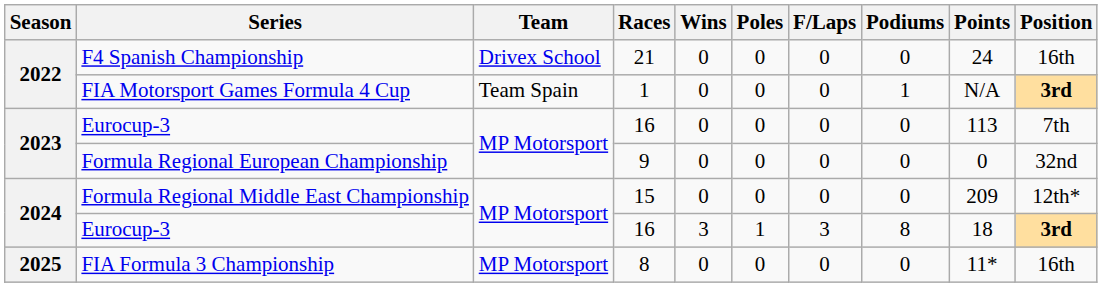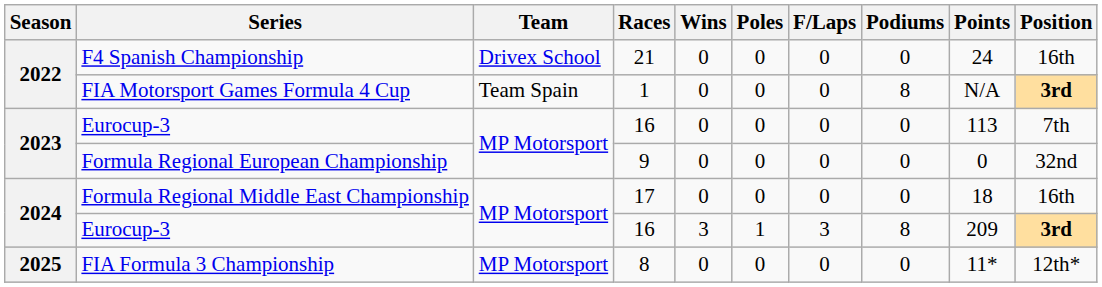(905, 91) 1 -> (905, 91) 8
(644, 195) 15 -> (644, 195) 17
(982, 195) 209 -> (982, 195) 18
(1056, 195) 12th* -> (1056, 195) 16th
(982, 230) 18 -> (982, 230) 209
(1056, 264) 16th -> (1056, 264) 12th*
